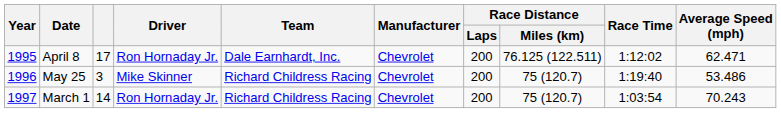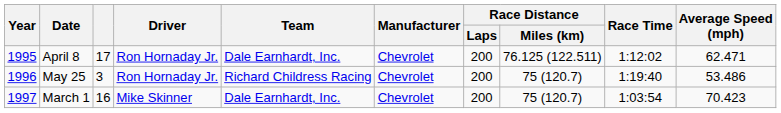(154, 77) Mike Skinner -> (167, 77) Ron Hornaday Jr.
(103, 98) 14 -> (103, 98) 16
(167, 98) Ron Hornaday Jr. -> (154, 98) Mike Skinner
(298, 98) Richard Childress Racing -> (282, 98) Dale Earnhardt, Inc.
(726, 98) 70.243 -> (726, 98) 70.423
